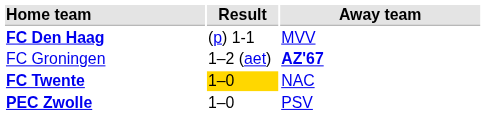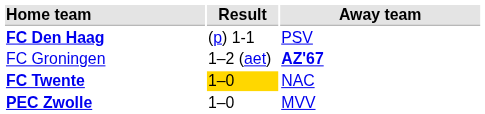(298, 37) MVV -> (297, 37) PSV
(297, 102) PSV -> (298, 102) MVV
